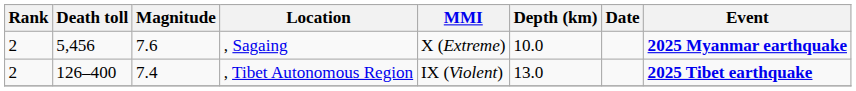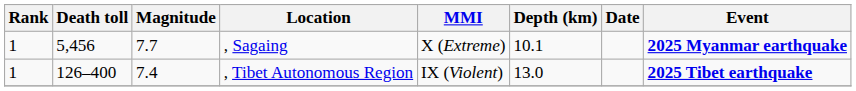(13, 45) 2 -> (13, 45) 1
(147, 45) 7.6 -> (147, 45) 7.7
(528, 45) 10.0 -> (528, 45) 10.1
(13, 72) 2 -> (13, 72) 1
